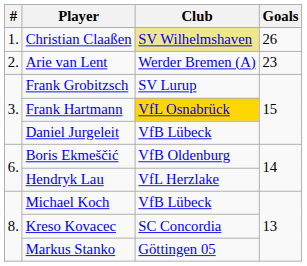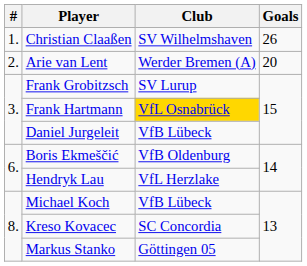(195, 39) khaki background -> (195, 39) no background
(270, 62) 23 -> (270, 62) 20
